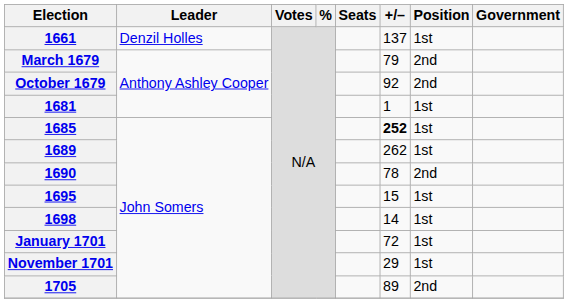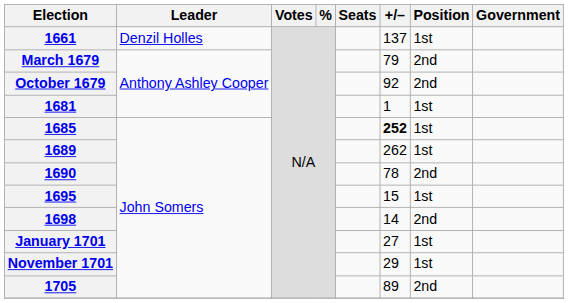(423, 219) 1st -> (425, 219) 2nd
(391, 241) 72 -> (391, 241) 27
